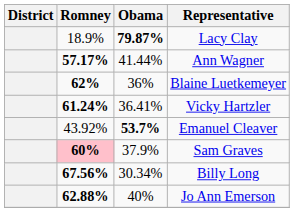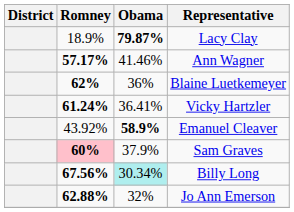(140, 60) 41.44% -> (140, 60) 41.46%
(140, 128) 53.7% -> (140, 128) 58.9%
(140, 173) no background -> (140, 173) paleturquoise background
(140, 196) 40% -> (140, 196) 32%
